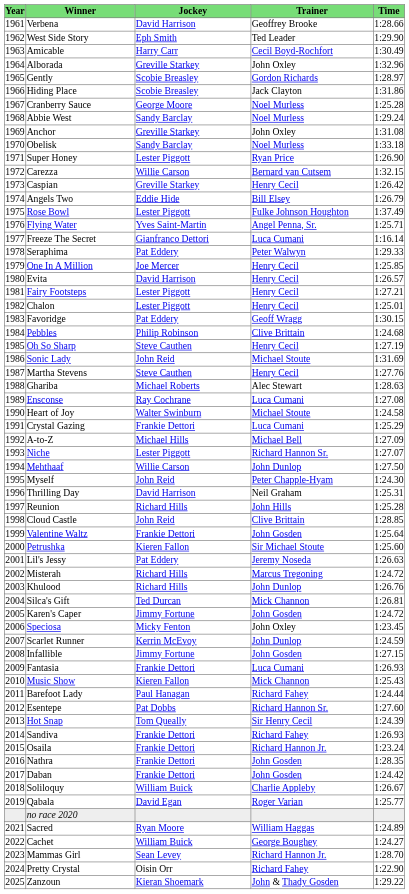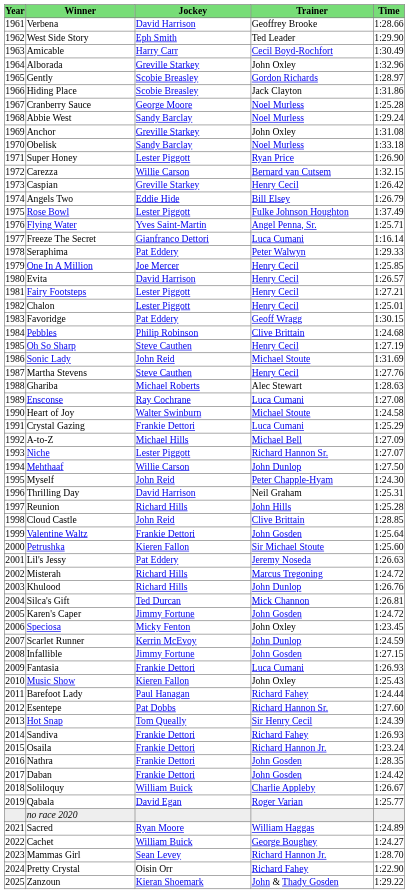(281, 681) Mick Channon -> (274, 681) John Oxley
